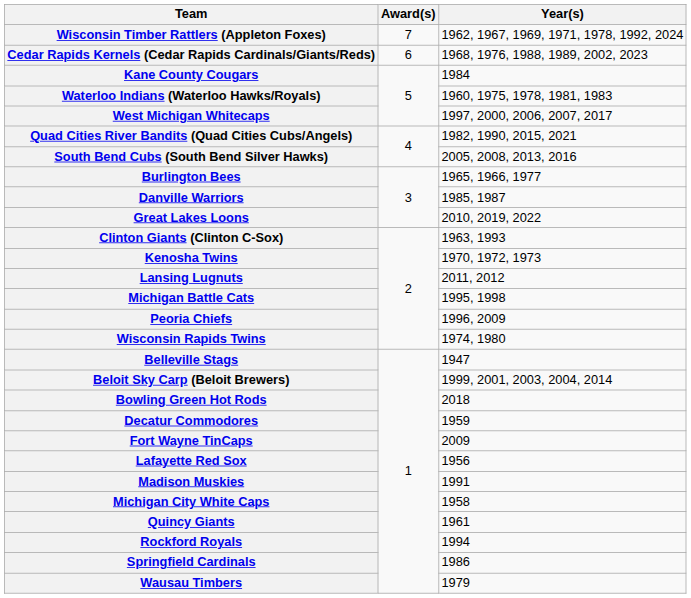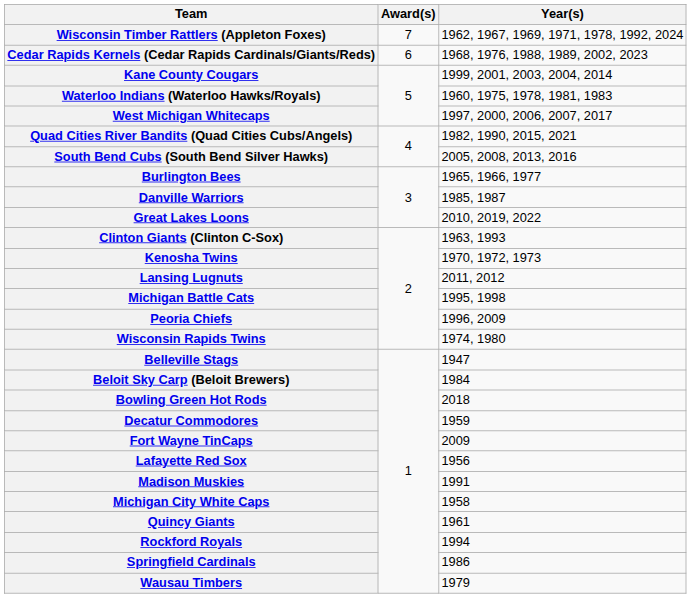(456, 75) 1984 -> (527, 75) 1999, 2001, 2003, 2004, 2014
(527, 380) 1999, 2001, 2003, 2004, 2014 -> (456, 380) 1984
